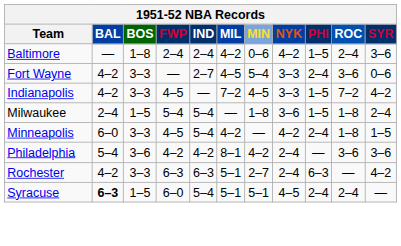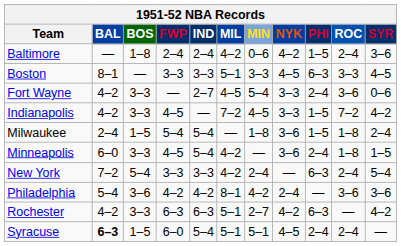+ row: (27, 74)
(289, 133) 4–2 -> (289, 153) 3–6
+ row: (34, 172)
(289, 172) 2–4 -> (289, 212) 4–2
